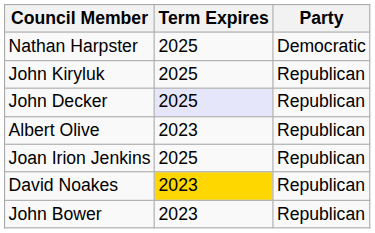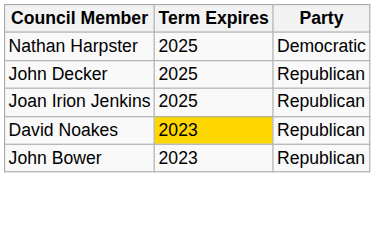- row: (57, 74)
(178, 102) lavender background -> (178, 74) no background
- row: (54, 130)
